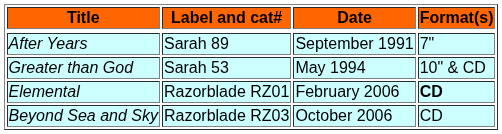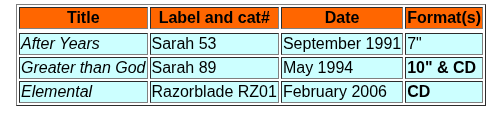(196, 44) Sarah 89 -> (184, 44) Sarah 53
(196, 68) Sarah 53 -> (184, 68) Sarah 89
(453, 68) normal -> (442, 68) bold
- row: (83, 116)
